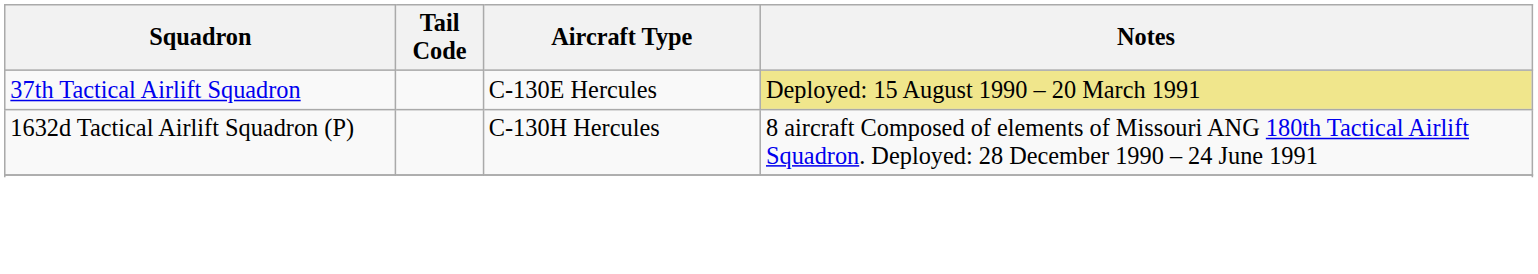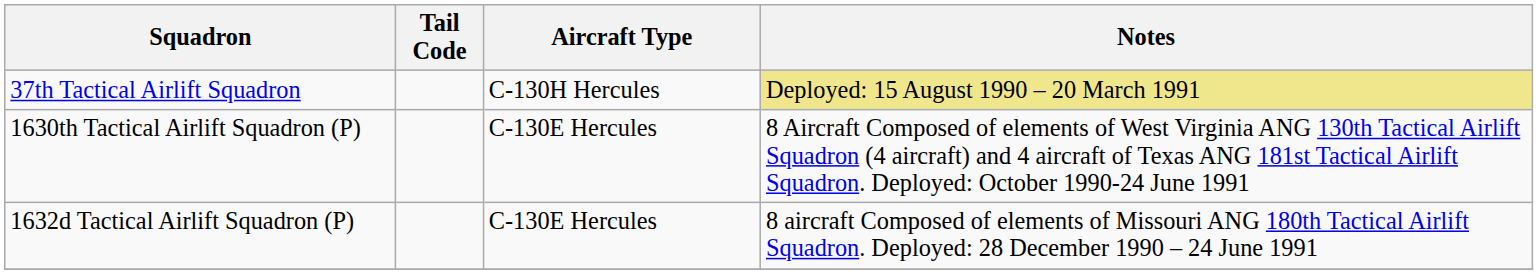(573, 89) C-130E Hercules -> (574, 89) C-130H Hercules
+ row: (186, 128)
(574, 128) C-130H Hercules -> (573, 221) C-130E Hercules
